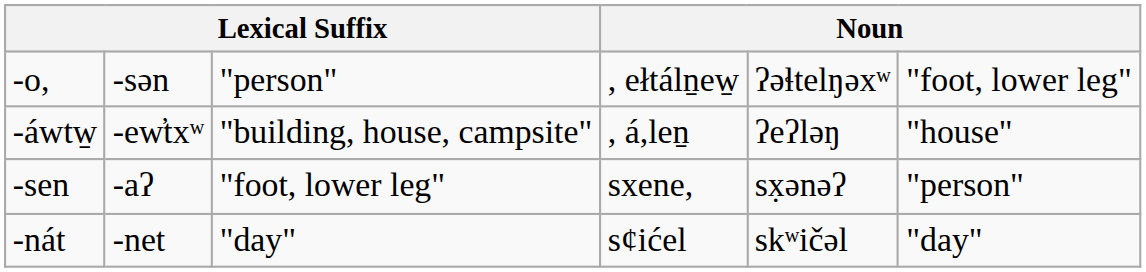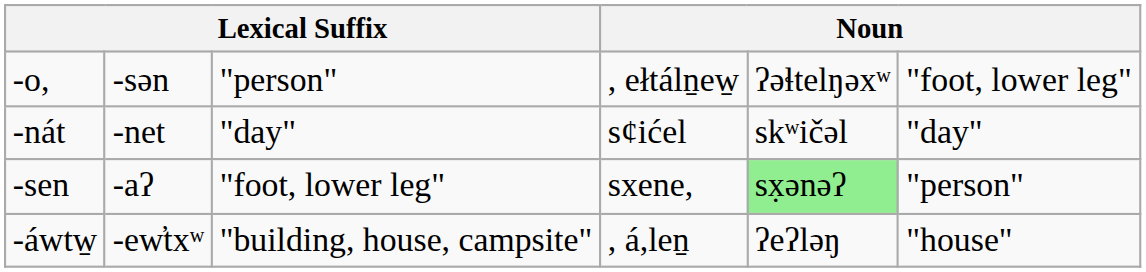rows swapped: (39, 239) <-> (55, 132)
(801, 185) no background -> (801, 185) lightgreen background
